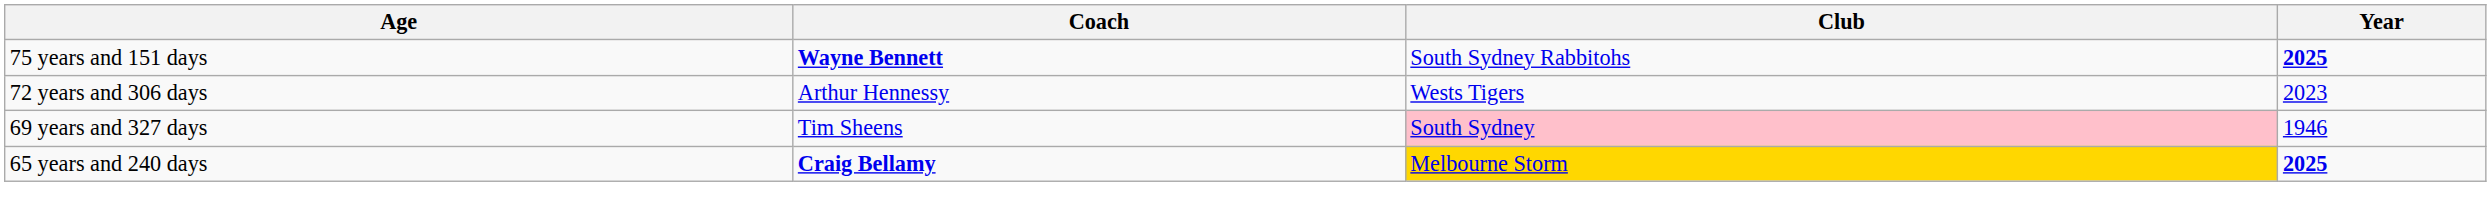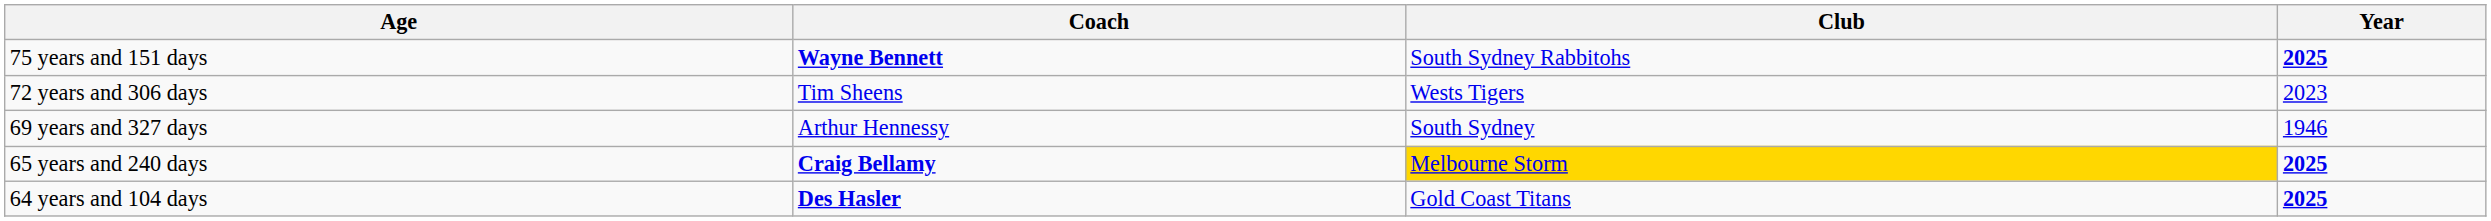(874, 92) Arthur Hennessy -> (850, 92) Tim Sheens
(850, 127) Tim Sheens -> (874, 127) Arthur Hennessy
(1472, 127) pink background -> (1472, 127) no background
+ row: (109, 198)
